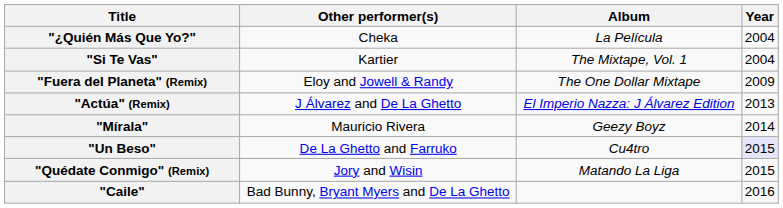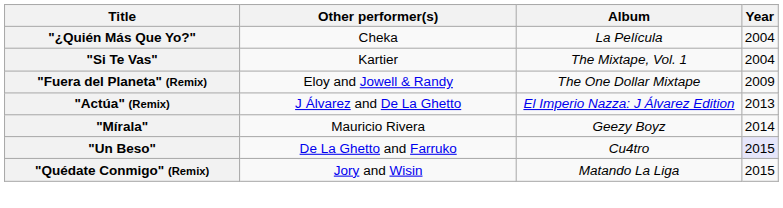- row: (122, 192)
